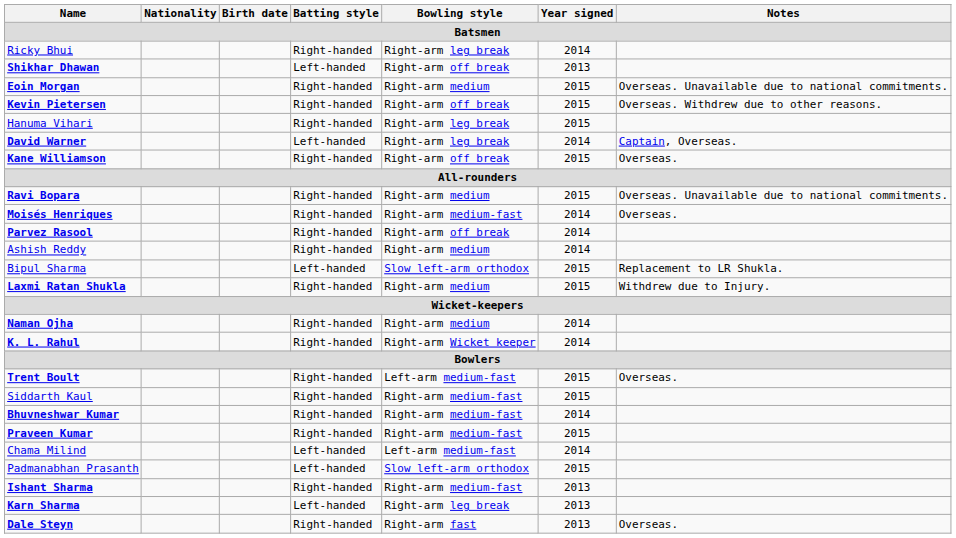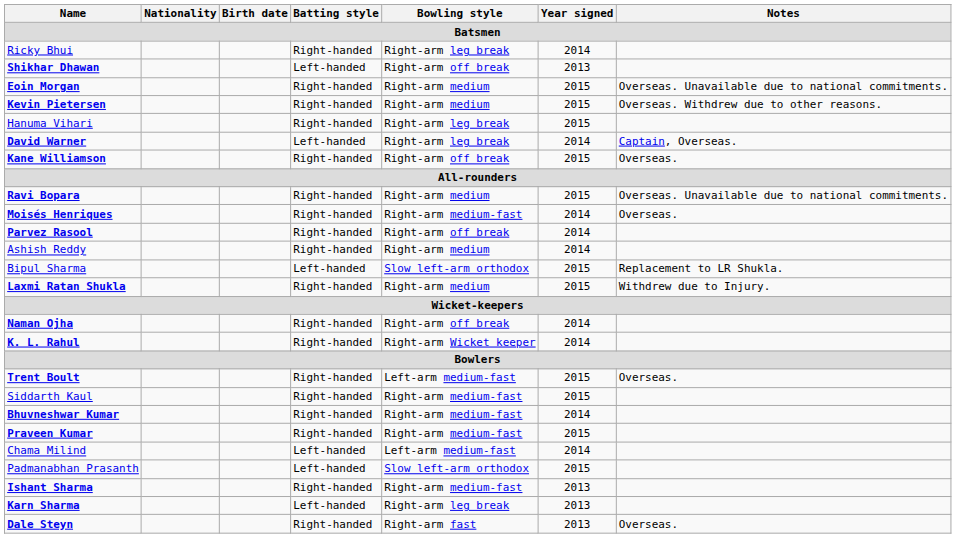(447, 105) Right-arm off break -> (437, 105) Right-arm medium
(437, 323) Right-arm medium -> (447, 323) Right-arm off break
